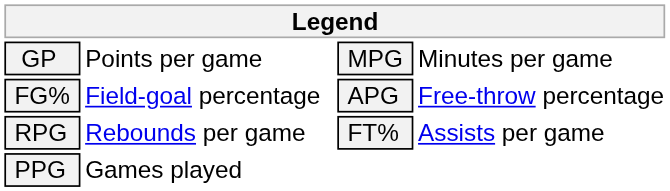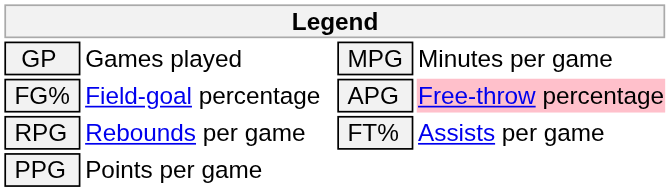(174, 58) Points per game -> (164, 58) Games played
(541, 96) no background -> (541, 96) pink background
(164, 170) Games played -> (174, 170) Points per game
